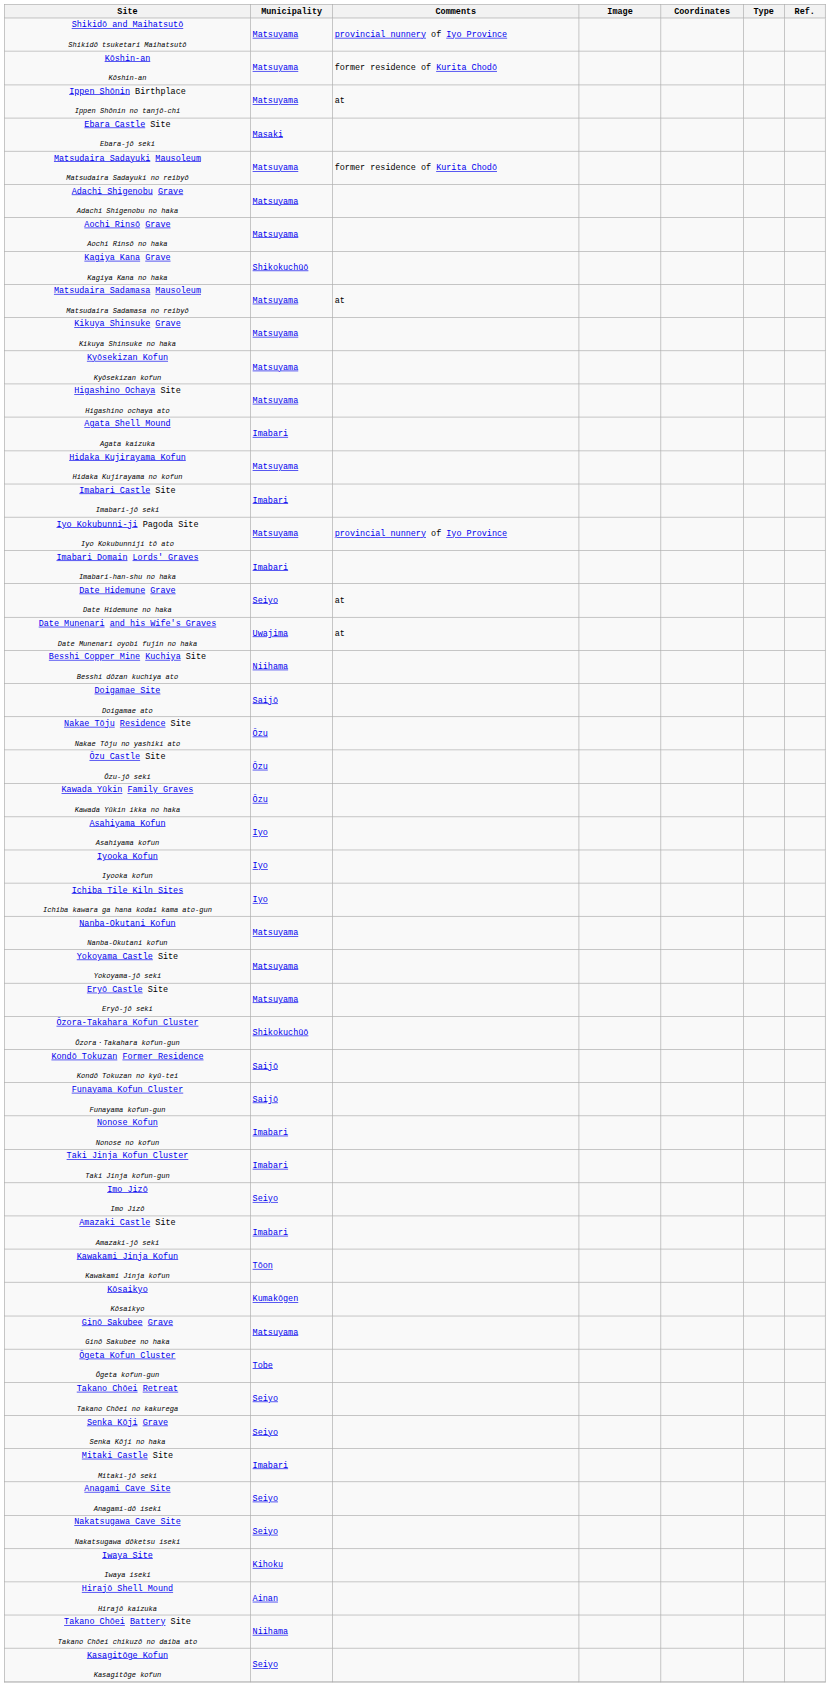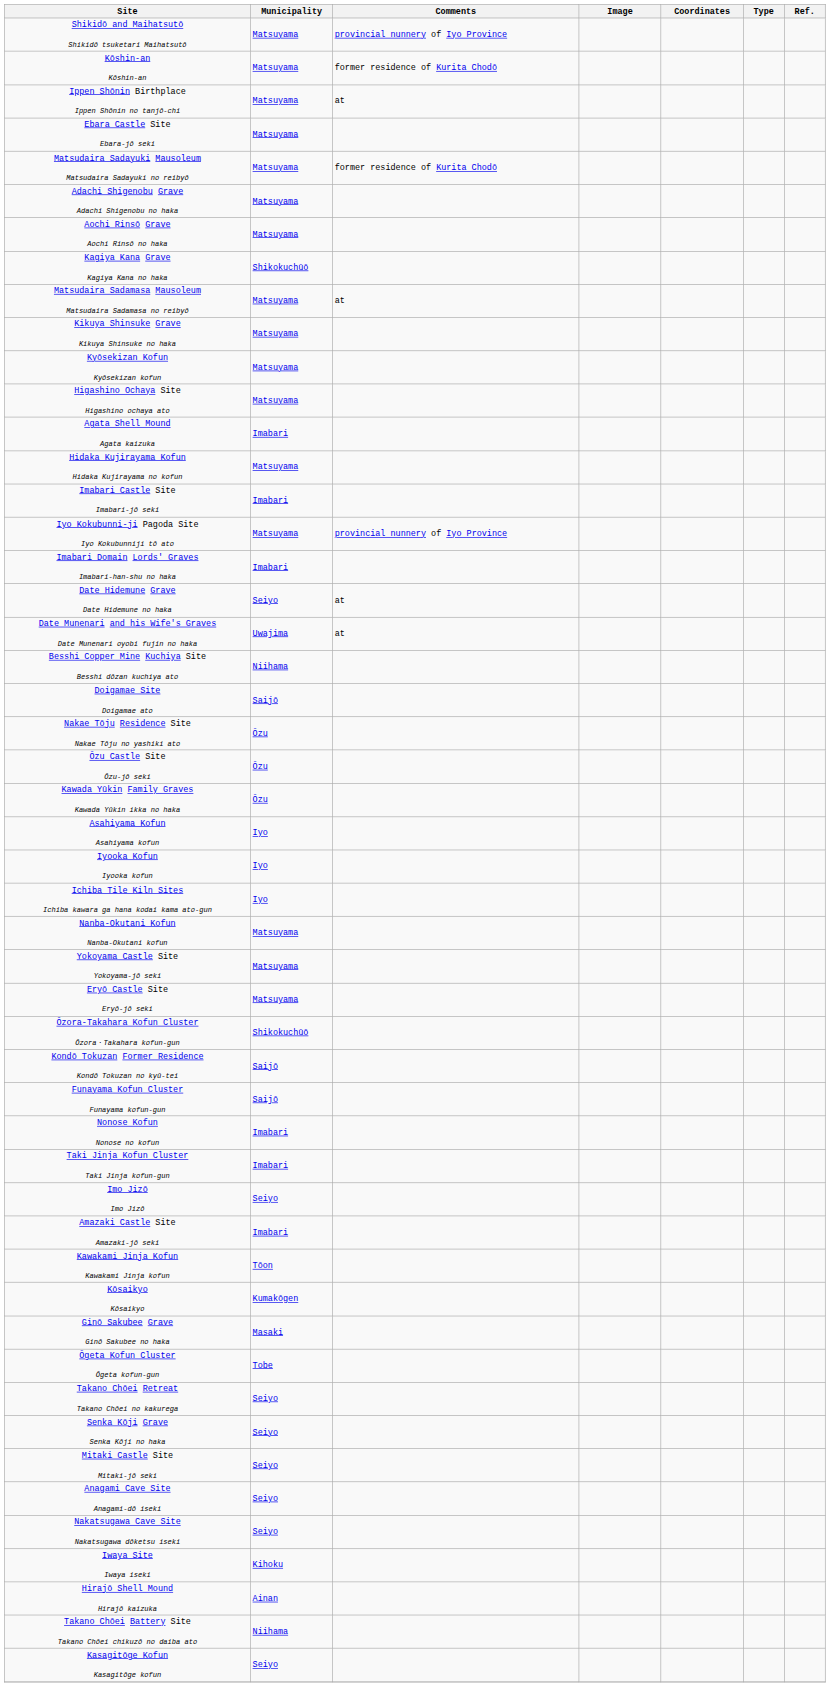(268, 135) Masaki -> (275, 135) Matsuyama
(275, 1332) Matsuyama -> (268, 1332) Masaki
(270, 1465) Imabari -> (265, 1465) Seiyo
